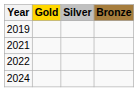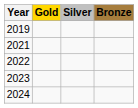+ row: (18, 78)
